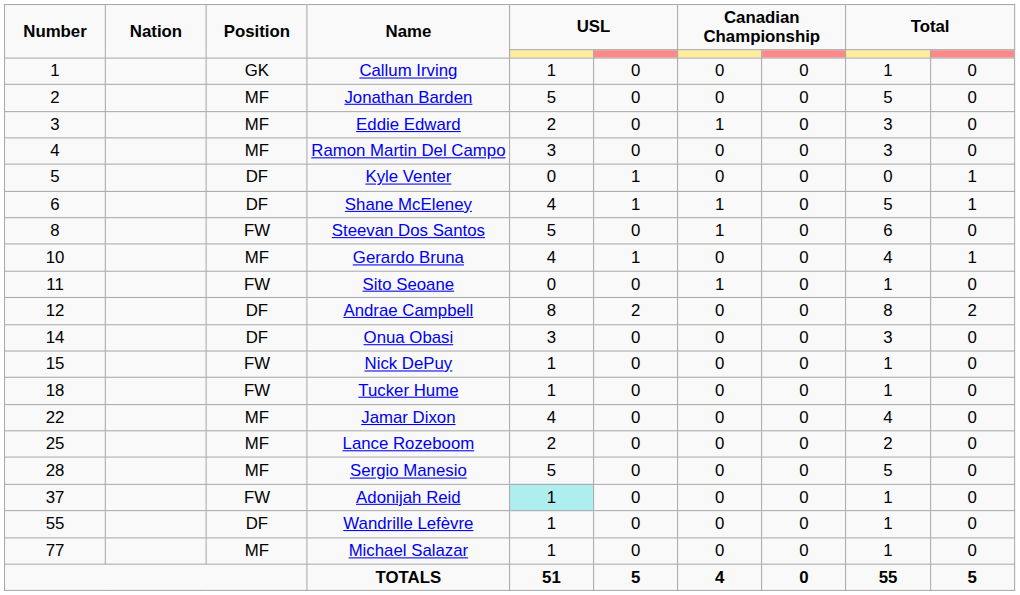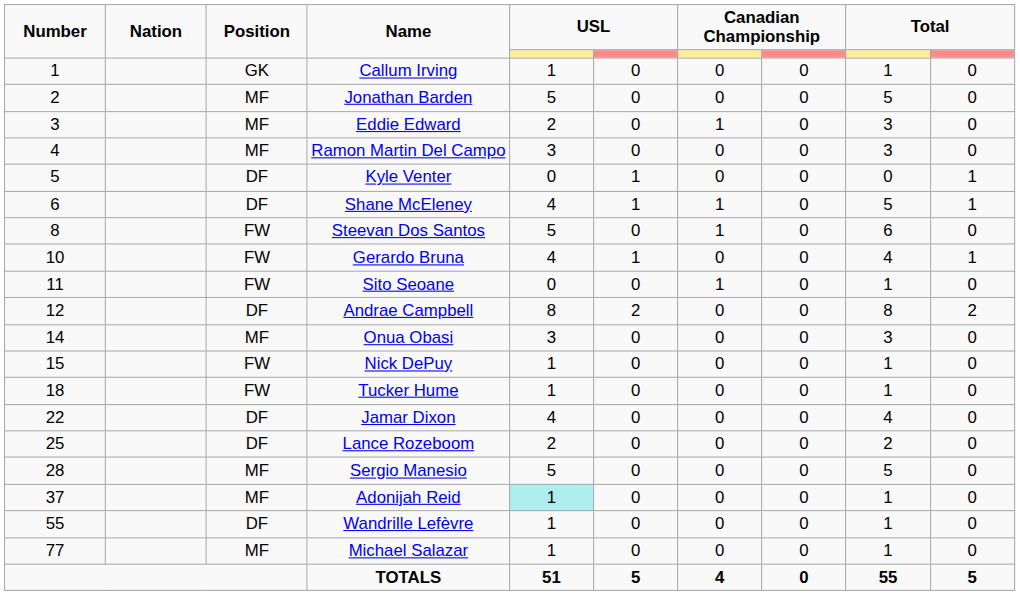(257, 257) MF -> (257, 257) FW
(257, 337) DF -> (257, 337) MF
(257, 417) MF -> (257, 417) DF
(257, 444) MF -> (257, 444) DF
(257, 497) FW -> (257, 497) MF
